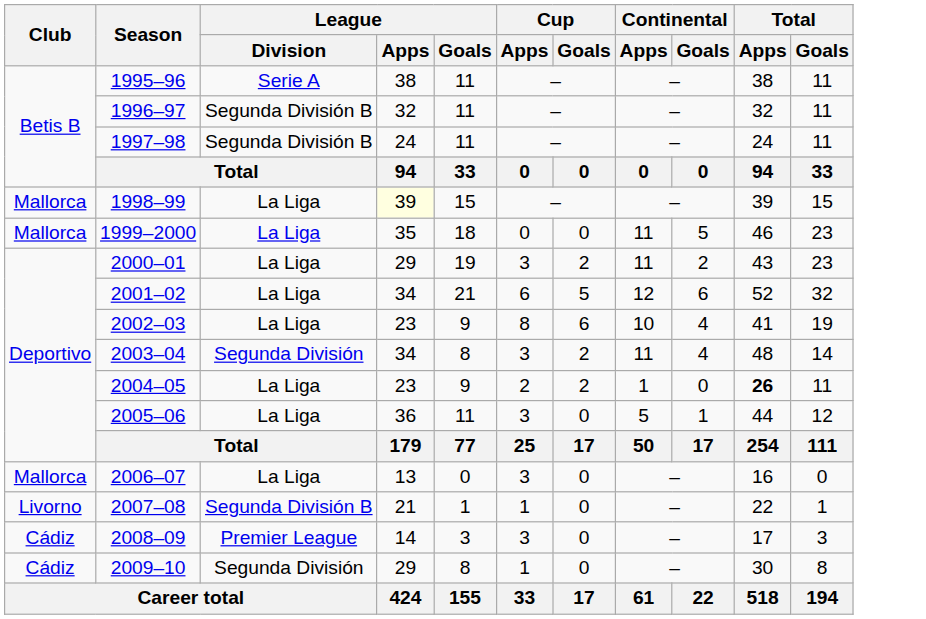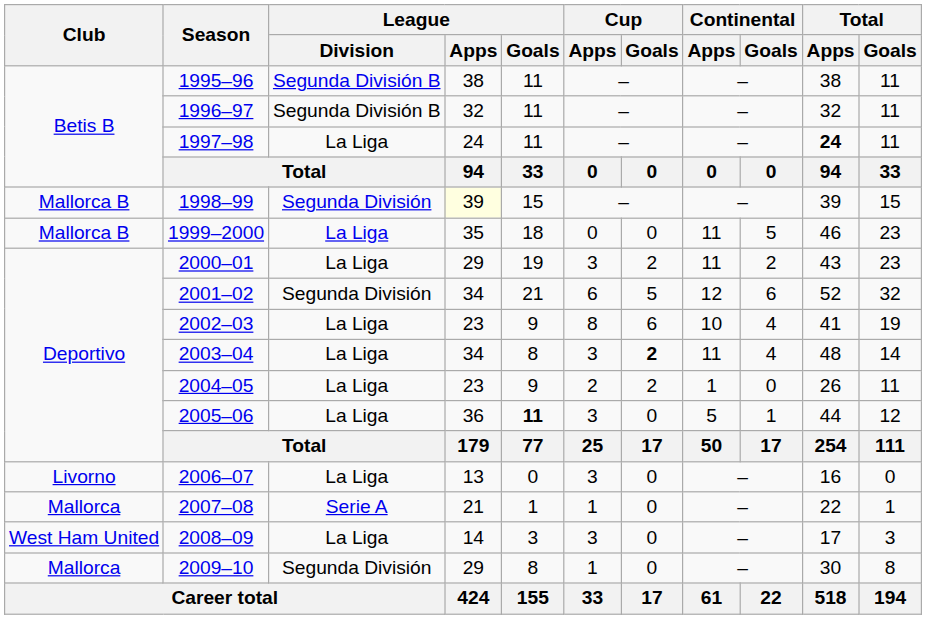(289, 80) Serie A -> (357, 80) Segunda División B
(289, 141) Segunda División B -> (357, 141) La Liga
(763, 141) normal -> (831, 141) bold
(50, 202) Mallorca -> (84, 202) Mallorca B
(289, 202) La Liga -> (357, 202) Segunda División
(50, 232) Mallorca -> (84, 232) Mallorca B
(289, 293) La Liga -> (357, 293) Segunda División
(289, 354) Segunda División -> (357, 354) La Liga
(584, 354) normal -> (652, 354) bold
(763, 385) bold -> (831, 385) normal
(465, 415) normal -> (533, 415) bold
(50, 476) Mallorca -> (84, 476) Livorno
(50, 506) Livorno -> (84, 506) Mallorca
(289, 506) Segunda División B -> (357, 506) Serie A
(50, 537) Cádiz -> (84, 537) West Ham United
(289, 537) Premier League -> (357, 537) La Liga
(50, 567) Cádiz -> (84, 567) Mallorca
